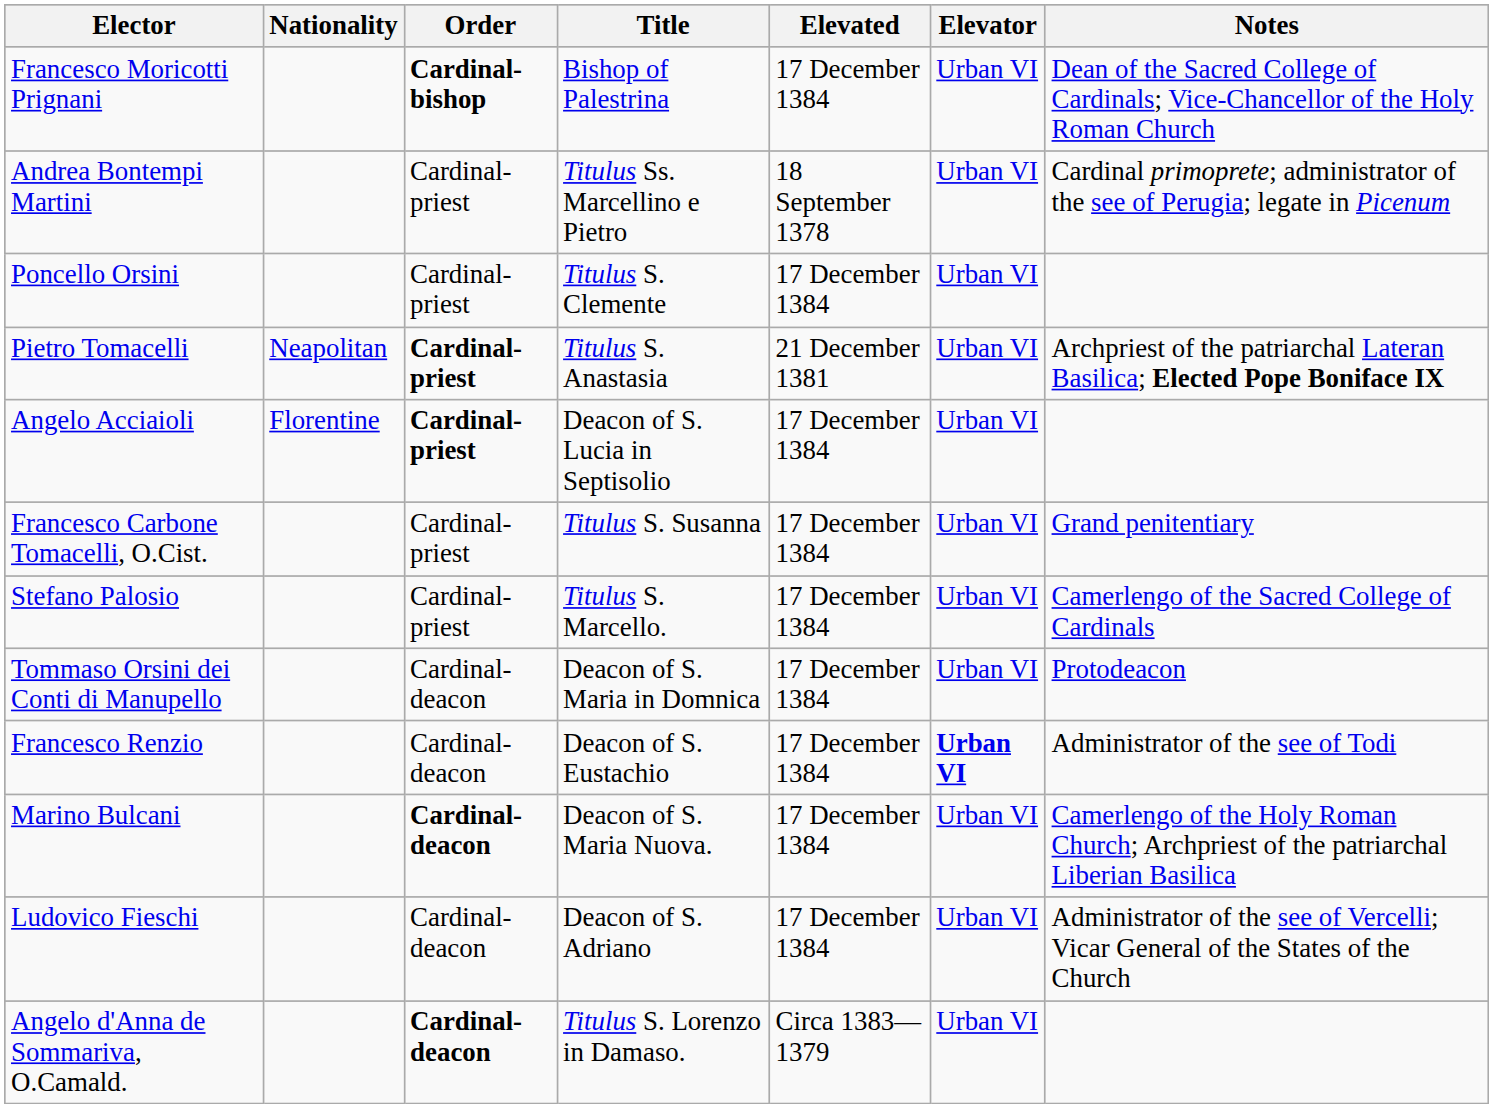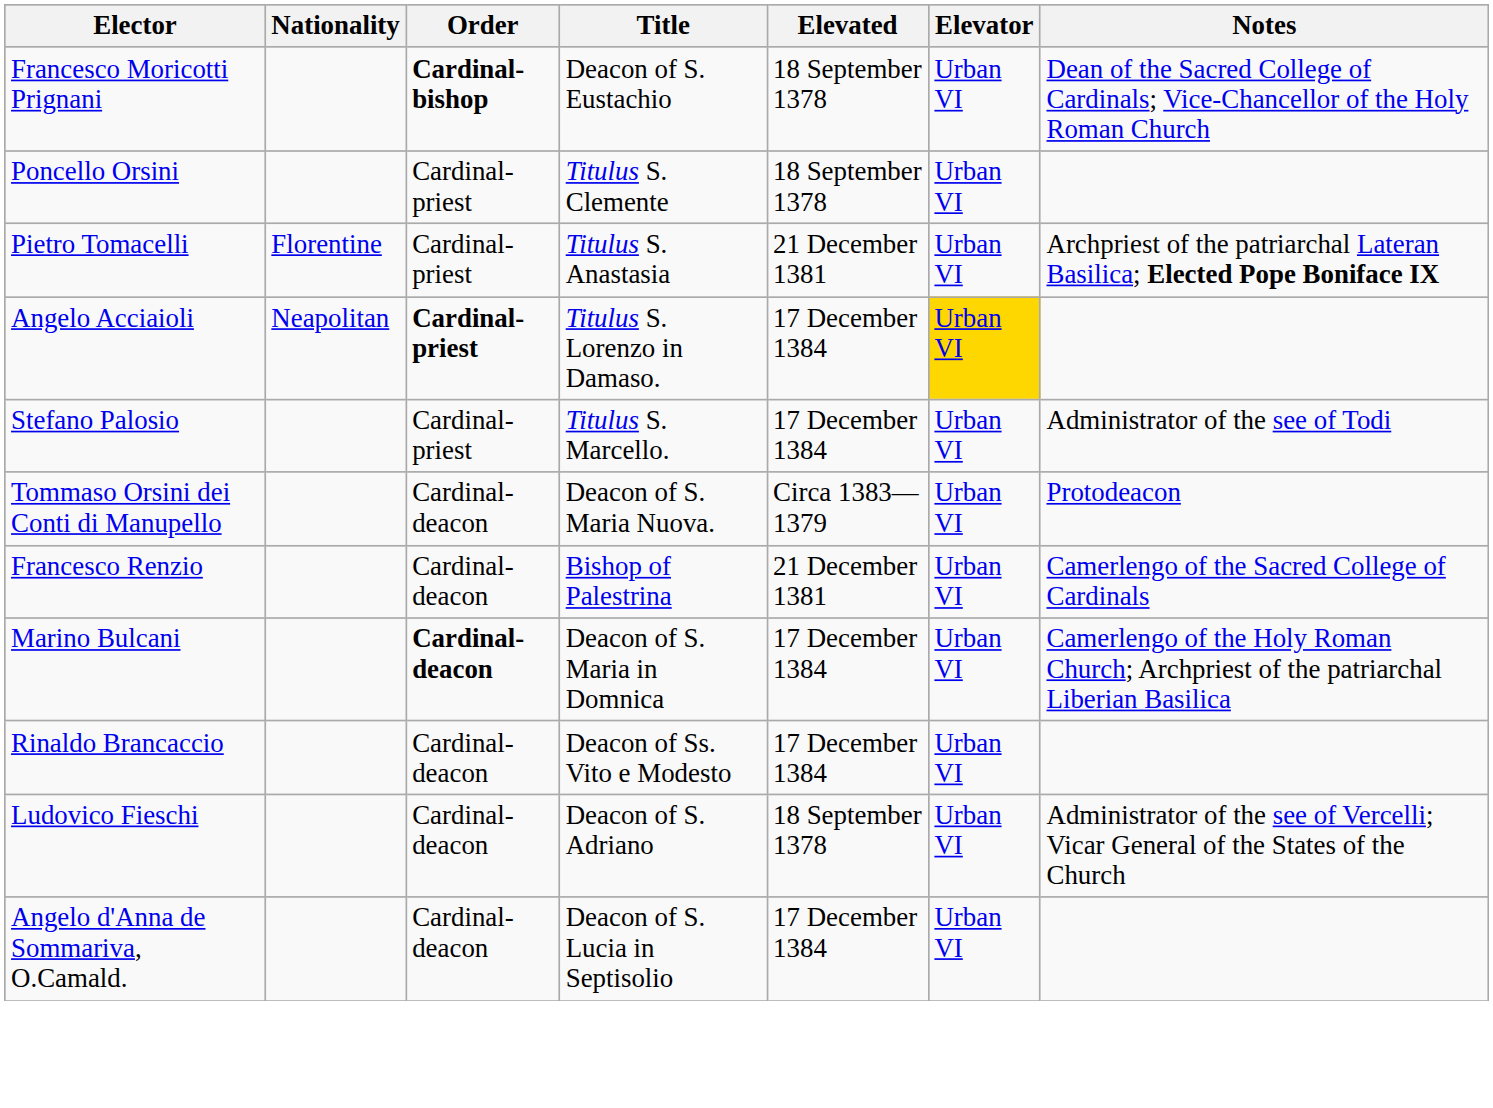(616, 83) Bishop of Palestrina -> (635, 83) Deacon of S. Eustachio
(848, 83) 17 December 1384 -> (847, 83) 18 September 1378
- row: (107, 186)
(848, 289) 17 December 1384 -> (847, 186) 18 September 1378
(328, 347) Neapolitan -> (327, 244) Florentine
(466, 362) bold -> (463, 259) normal
(324, 420) Florentine -> (330, 317) Neapolitan
(633, 450) Deacon of S. Lucia in Septisolio -> (624, 347) Titulus S. Lorenzo in Damaso.
(987, 420) no background -> (968, 332) gold background
- row: (114, 538)
(1251, 611) Camerlengo of the Sacred College of Cardinals -> (1219, 420) Administrator of the see of Todi
(662, 684) Deacon of S. Maria in Domnica -> (640, 508) Deacon of S. Maria Nuova.
(848, 684) 17 December 1384 -> (846, 508) Circa 1383—1379
(633, 757) Deacon of S. Eustachio -> (619, 581) Bishop of Palestrina
(848, 757) 17 December 1384 -> (845, 581) 21 December 1381
(974, 757) bold -> (968, 581) normal
(1224, 742) Administrator of the see of Todi -> (1246, 581) Camerlengo of the Sacred College of Cardinals
(638, 830) Deacon of S. Maria Nuova. -> (635, 669) Deacon of S. Maria in Domnica
+ row: (117, 742)
(848, 933) 17 December 1384 -> (847, 830) 18 September 1378
(466, 1036) bold -> (463, 933) normal
(662, 1036) Titulus S. Lorenzo in Damaso. -> (635, 948) Deacon of S. Lucia in Septisolio
(848, 1036) Circa 1383—1379 -> (845, 933) 17 December 1384
